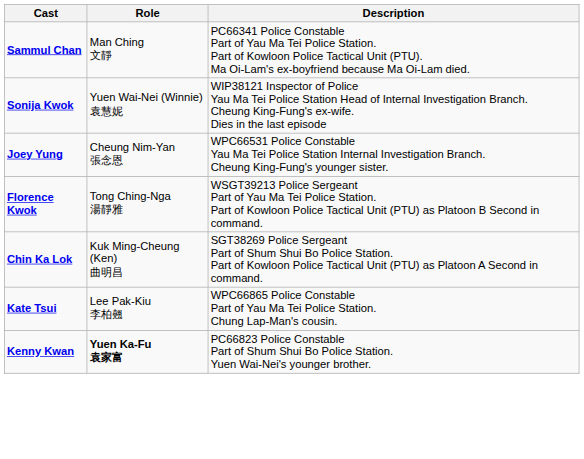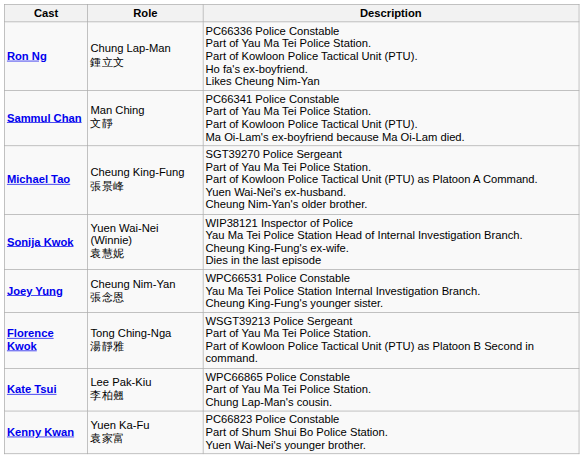+ row: (27, 56)
+ row: (39, 180)
- row: (40, 259)
(121, 351) bold -> (120, 431) normal
